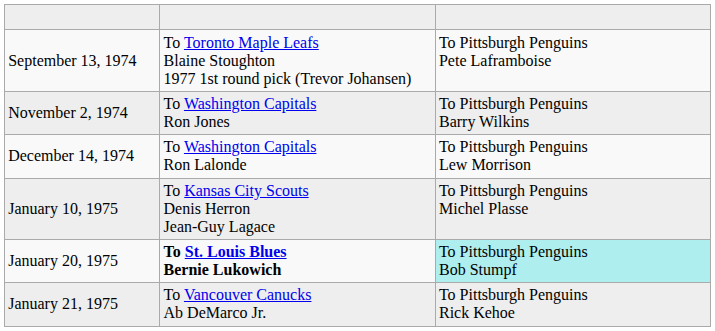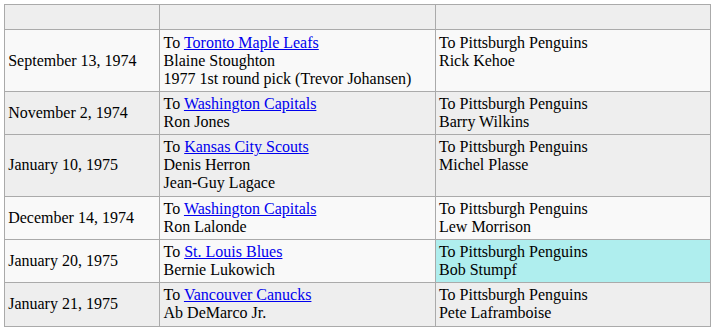(513, 51) To Pittsburgh Penguins Pete Laframboise -> (513, 51) To Pittsburgh Penguins Rick Kehoe
rows swapped: (71, 156) <-> (63, 208)
(225, 261) bold -> (223, 261) normal
(513, 304) To Pittsburgh Penguins Rick Kehoe -> (513, 304) To Pittsburgh Penguins Pete Laframboise
